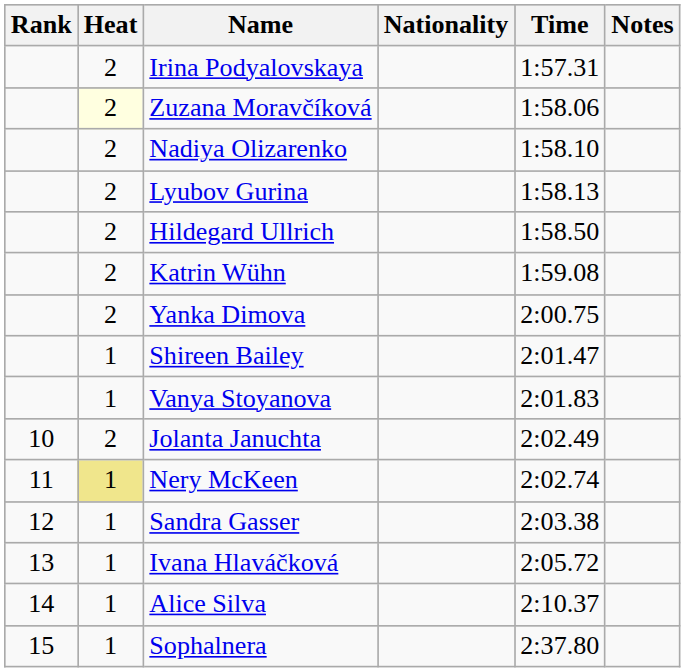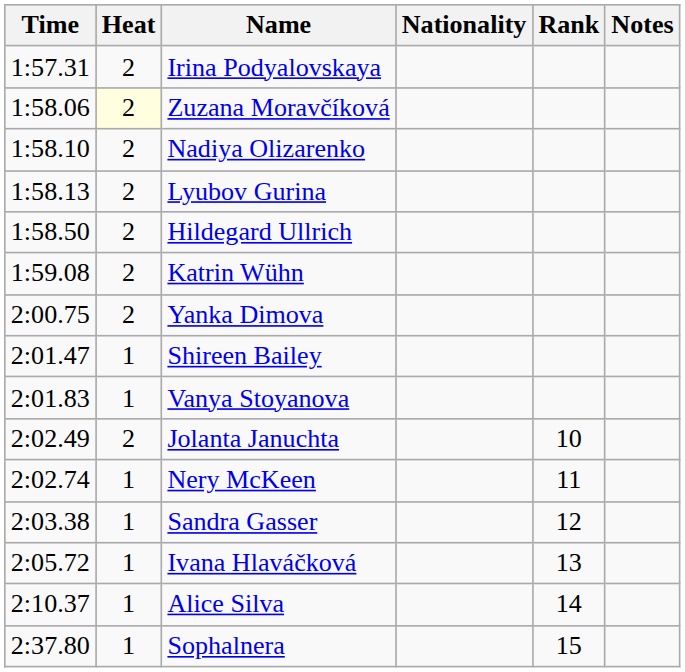columns swapped: (41, 25) <-> (560, 25)
(111, 480) khaki background -> (129, 480) no background
